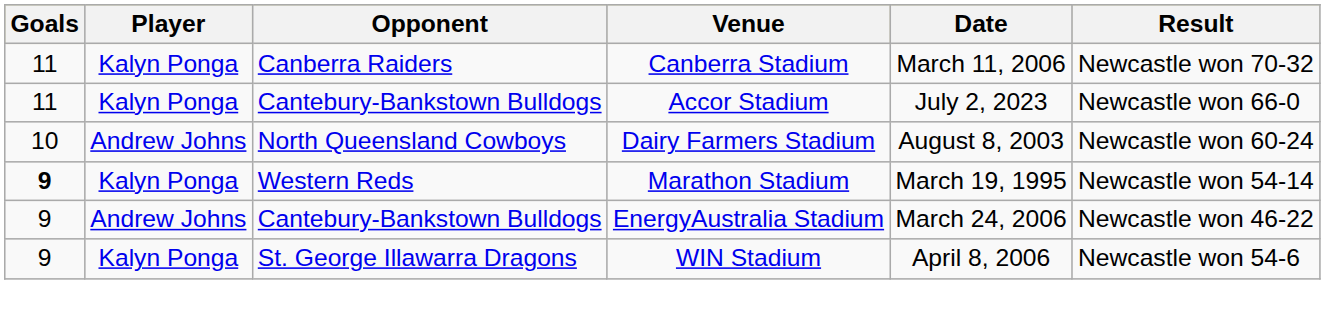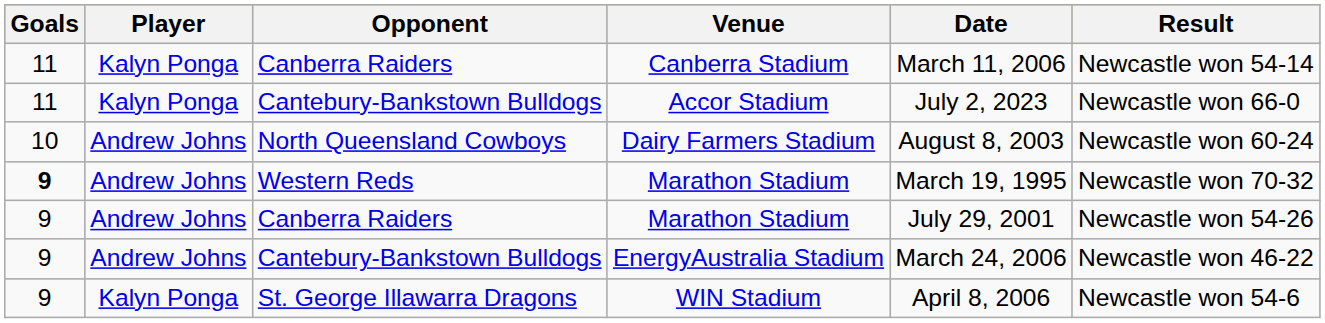(1196, 63) Newcastle won 70-32 -> (1196, 63) Newcastle won 54-14
(168, 180) Kalyn Ponga -> (168, 180) Andrew Johns
(1196, 180) Newcastle won 54-14 -> (1196, 180) Newcastle won 70-32
+ row: (355, 219)
